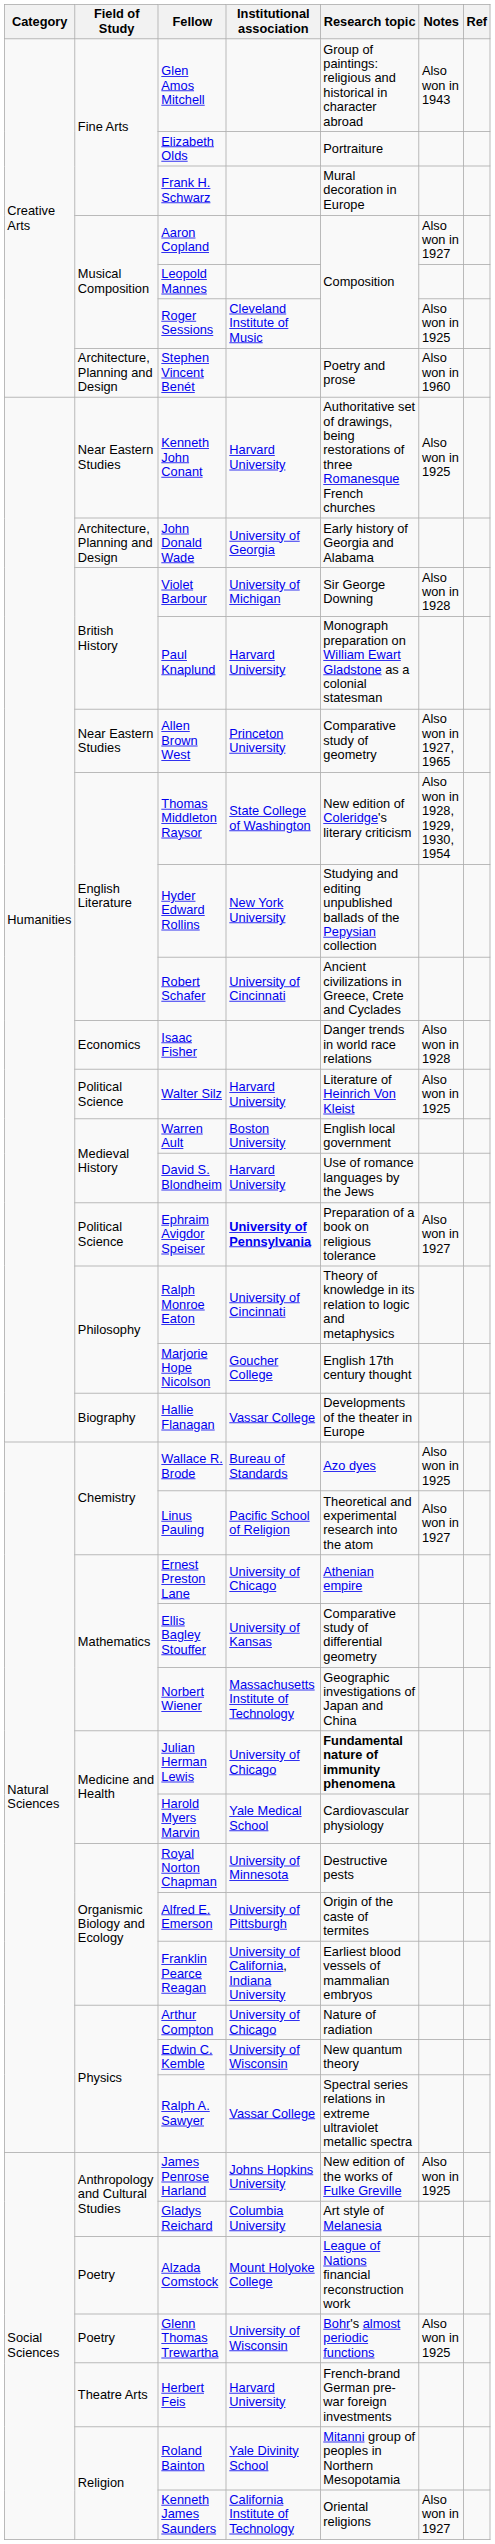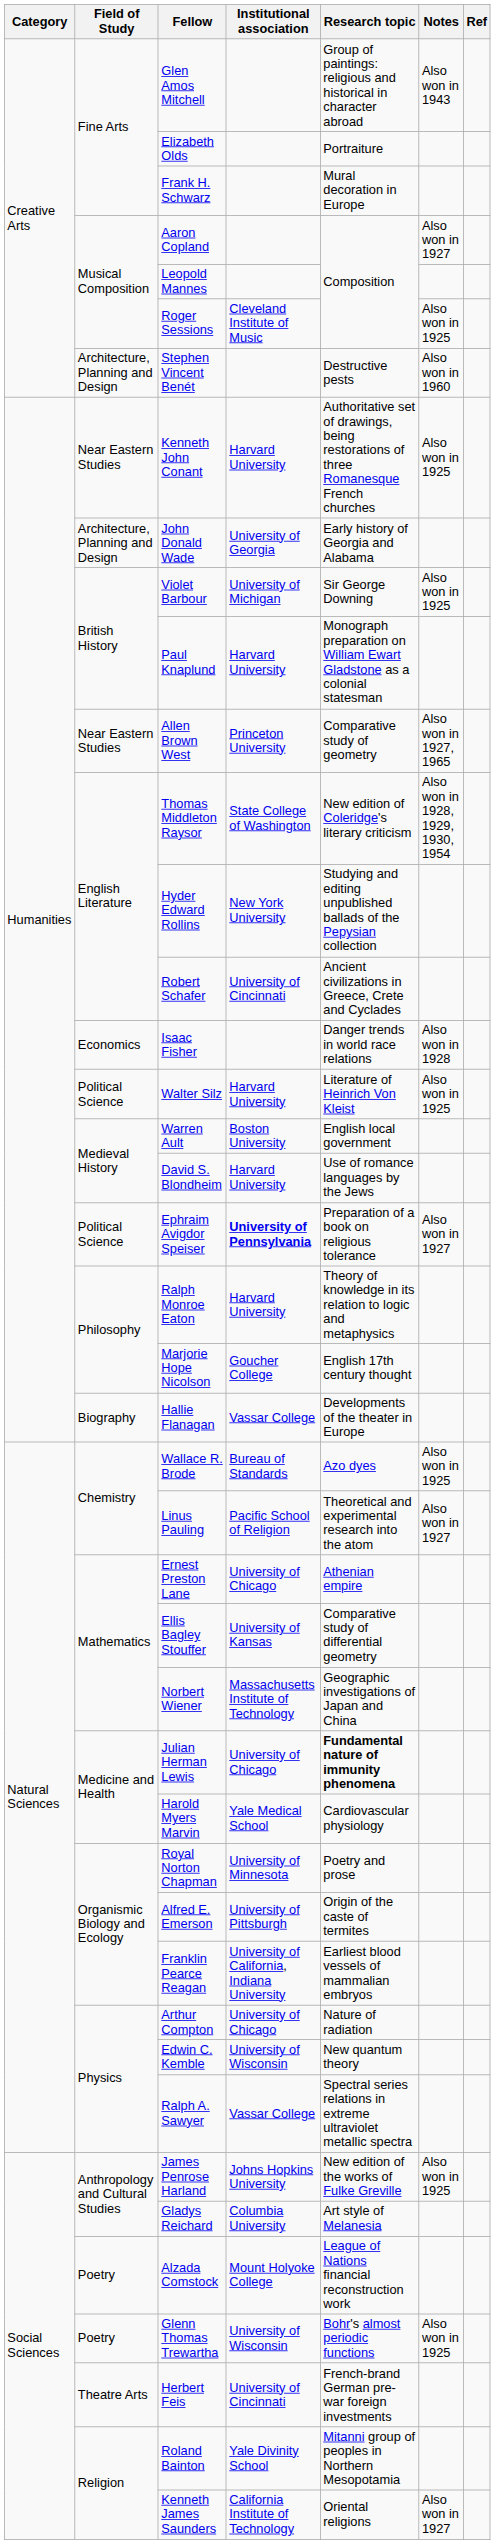(354, 372) Poetry and prose -> (355, 372) Destructive pests
(440, 592) Also won in 1928 -> (440, 592) Also won in 1925
(265, 1304) University of Cincinnati -> (257, 1304) Harvard University
(355, 1867) Destructive pests -> (354, 1867) Poetry and prose
(257, 2394) Harvard University -> (265, 2394) University of Cincinnati
